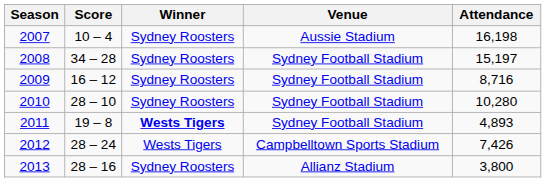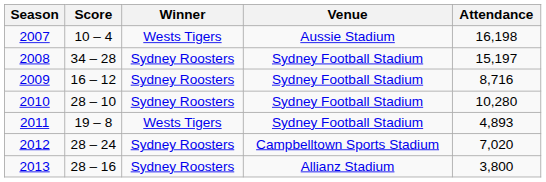(182, 36) Sydney Roosters -> (182, 36) Wests Tigers
(182, 123) bold -> (182, 123) normal
(182, 144) Wests Tigers -> (182, 144) Sydney Roosters
(496, 144) 7,426 -> (496, 144) 7,020
